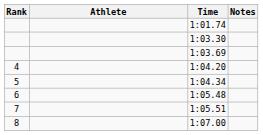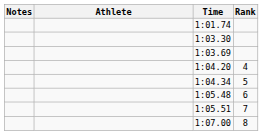columns swapped: (17, 11) <-> (243, 11)
